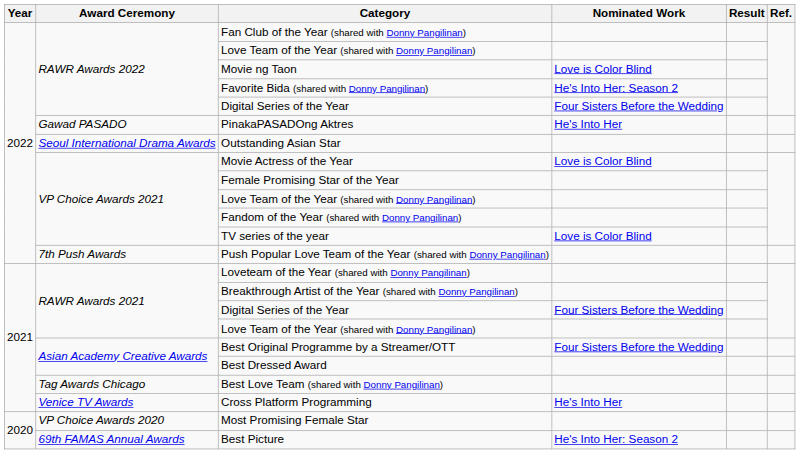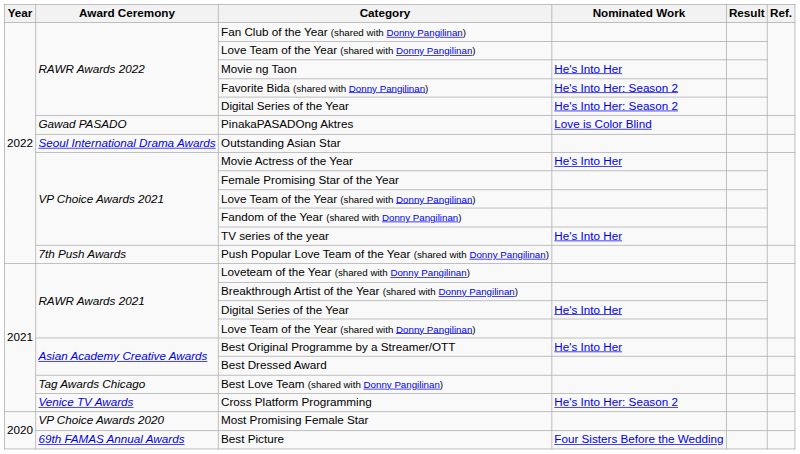(603, 69) Love is Color Blind -> (588, 69) He's Into Her
(639, 106) Four Sisters Before the Wedding -> (616, 106) He's Into Her: Season 2
(588, 124) He's Into Her -> (603, 124) Love is Color Blind
(603, 161) Love is Color Blind -> (588, 161) He's Into Her
(603, 236) Love is Color Blind -> (588, 236) He's Into Her
(639, 310) Four Sisters Before the Wedding -> (588, 310) He's Into Her
(639, 347) Four Sisters Before the Wedding -> (588, 347) He's Into Her
(588, 402) He's Into Her -> (616, 402) He's Into Her: Season 2
(616, 439) He's Into Her: Season 2 -> (639, 439) Four Sisters Before the Wedding
